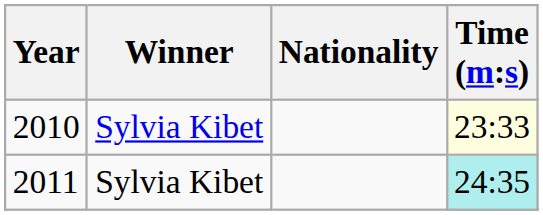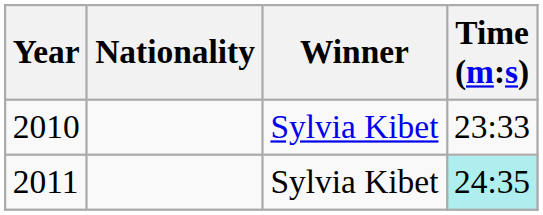columns swapped: (179, 52) <-> (359, 52)
(492, 126) lightyellow background -> (492, 126) no background
